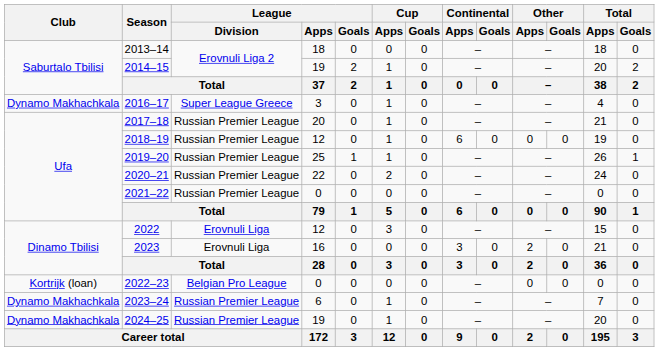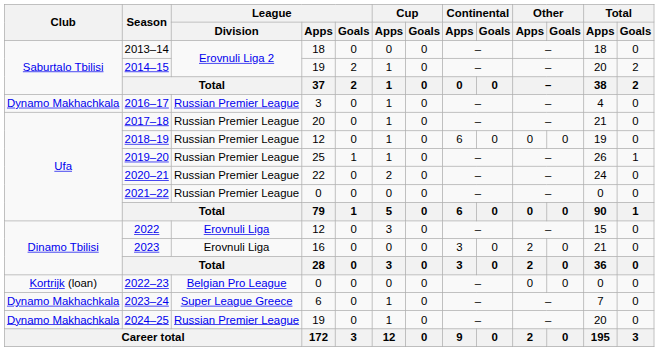(237, 103) Super League Greece -> (237, 103) Russian Premier League
(237, 301) Russian Premier League -> (237, 301) Super League Greece
